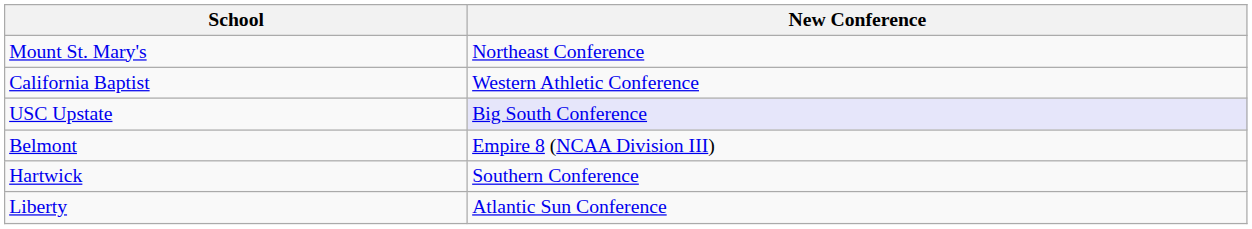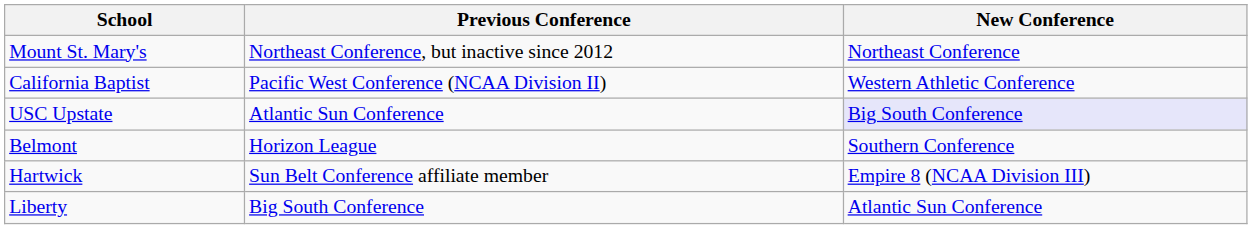+ column: (544, 20)
(593, 144) Empire 8 (NCAA Division III) -> (931, 144) Southern Conference
(555, 176) Southern Conference -> (969, 176) Empire 8 (NCAA Division III)
